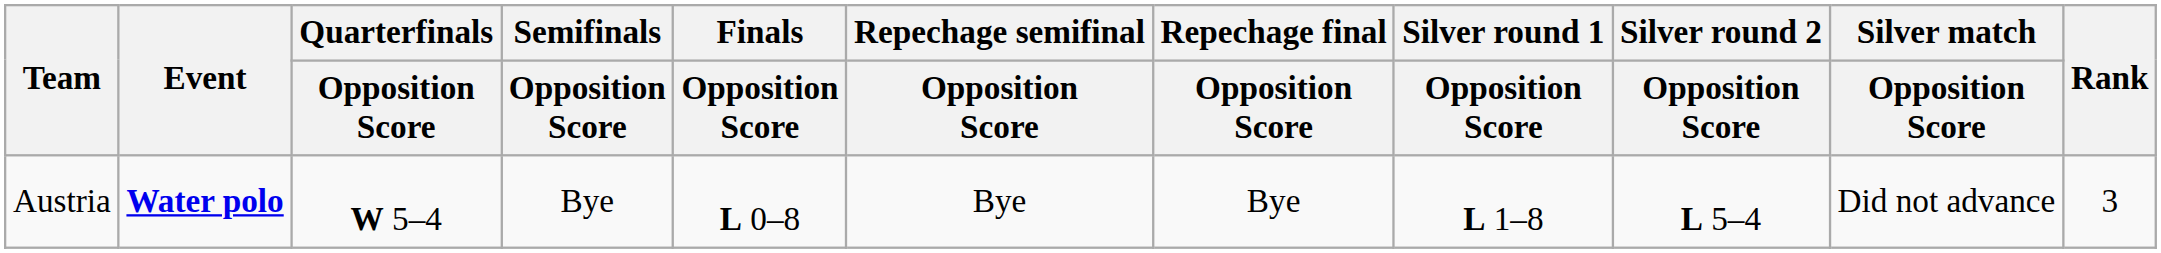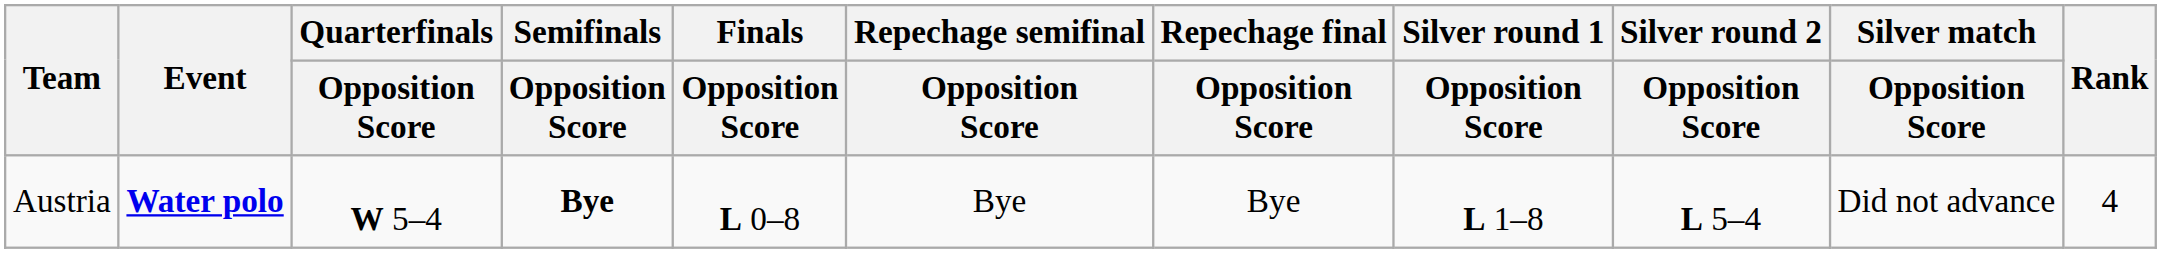(587, 200) normal -> (587, 200) bold
(2110, 200) 3 -> (2110, 200) 4
